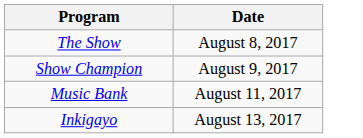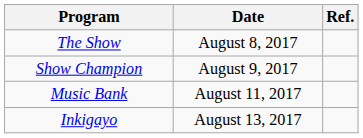+ column: (340, 17)
